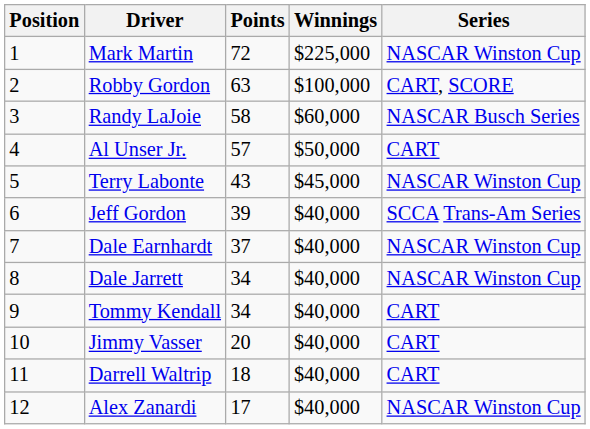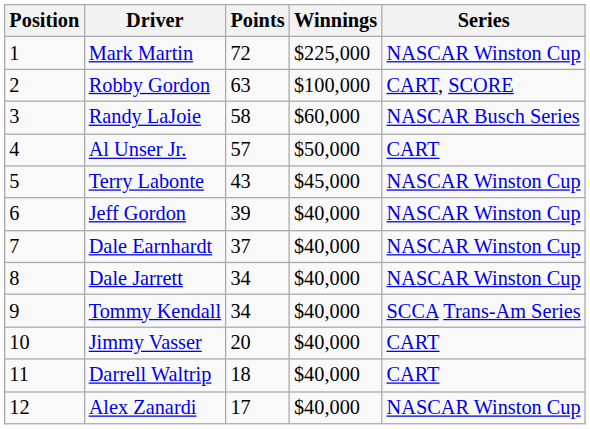(484, 213) SCCA Trans-Am Series -> (484, 213) NASCAR Winston Cup
(413, 310) CART -> (484, 310) SCCA Trans-Am Series
